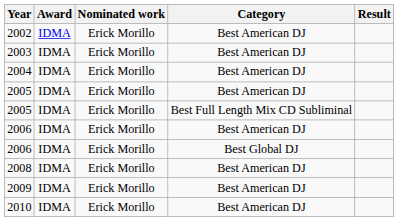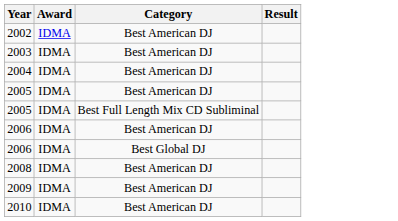- column: (121, 14)
